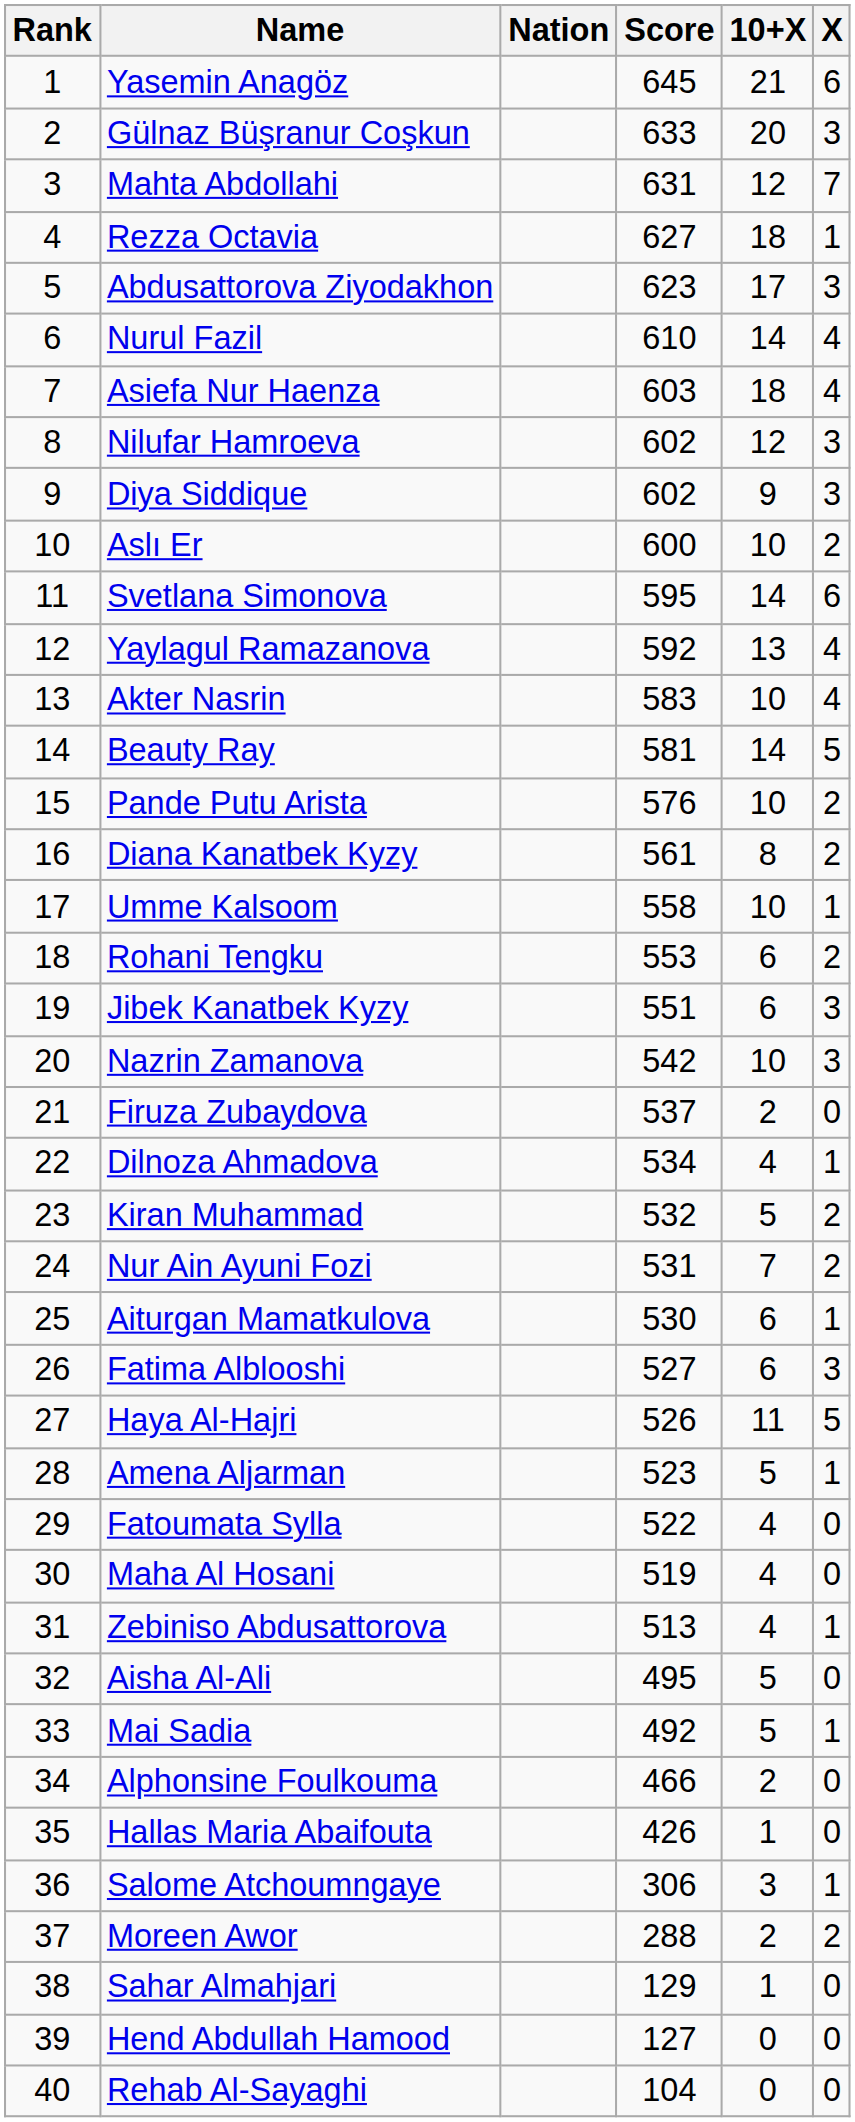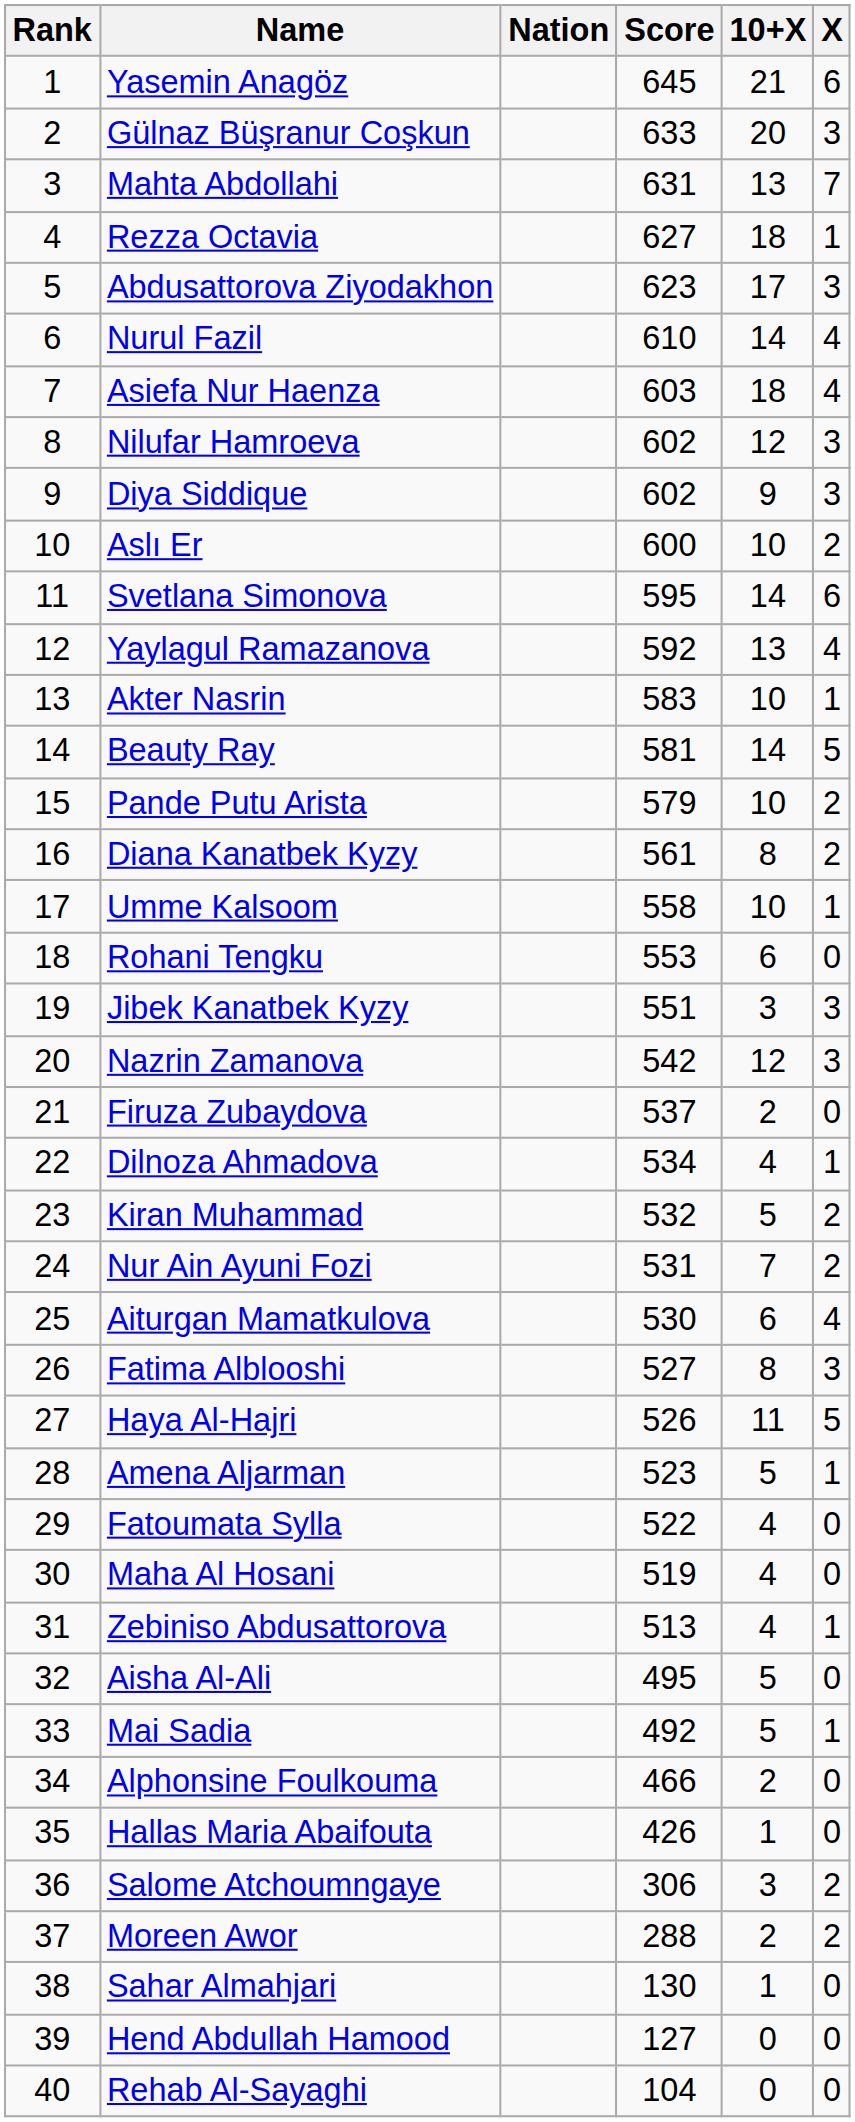(768, 184) 12 -> (768, 184) 13
(832, 699) 4 -> (832, 699) 1
(669, 802) 576 -> (669, 802) 579
(832, 957) 2 -> (832, 957) 0
(768, 1008) 6 -> (768, 1008) 3
(768, 1060) 10 -> (768, 1060) 12
(832, 1318) 1 -> (832, 1318) 4
(768, 1369) 6 -> (768, 1369) 8
(832, 1884) 1 -> (832, 1884) 2
(669, 1987) 129 -> (669, 1987) 130
